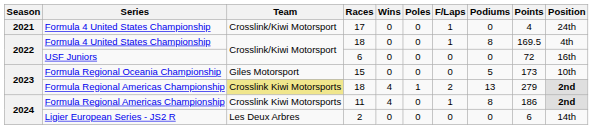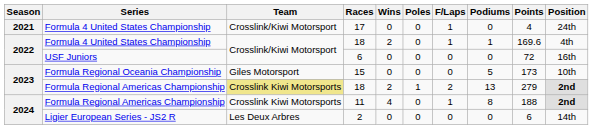(389, 42) 0 -> (389, 42) 2
(490, 42) 8 -> (490, 42) 1
(529, 42) 169.5 -> (529, 42) 169.6
(389, 87) 4 -> (389, 87) 2
(529, 102) 186 -> (529, 102) 188
